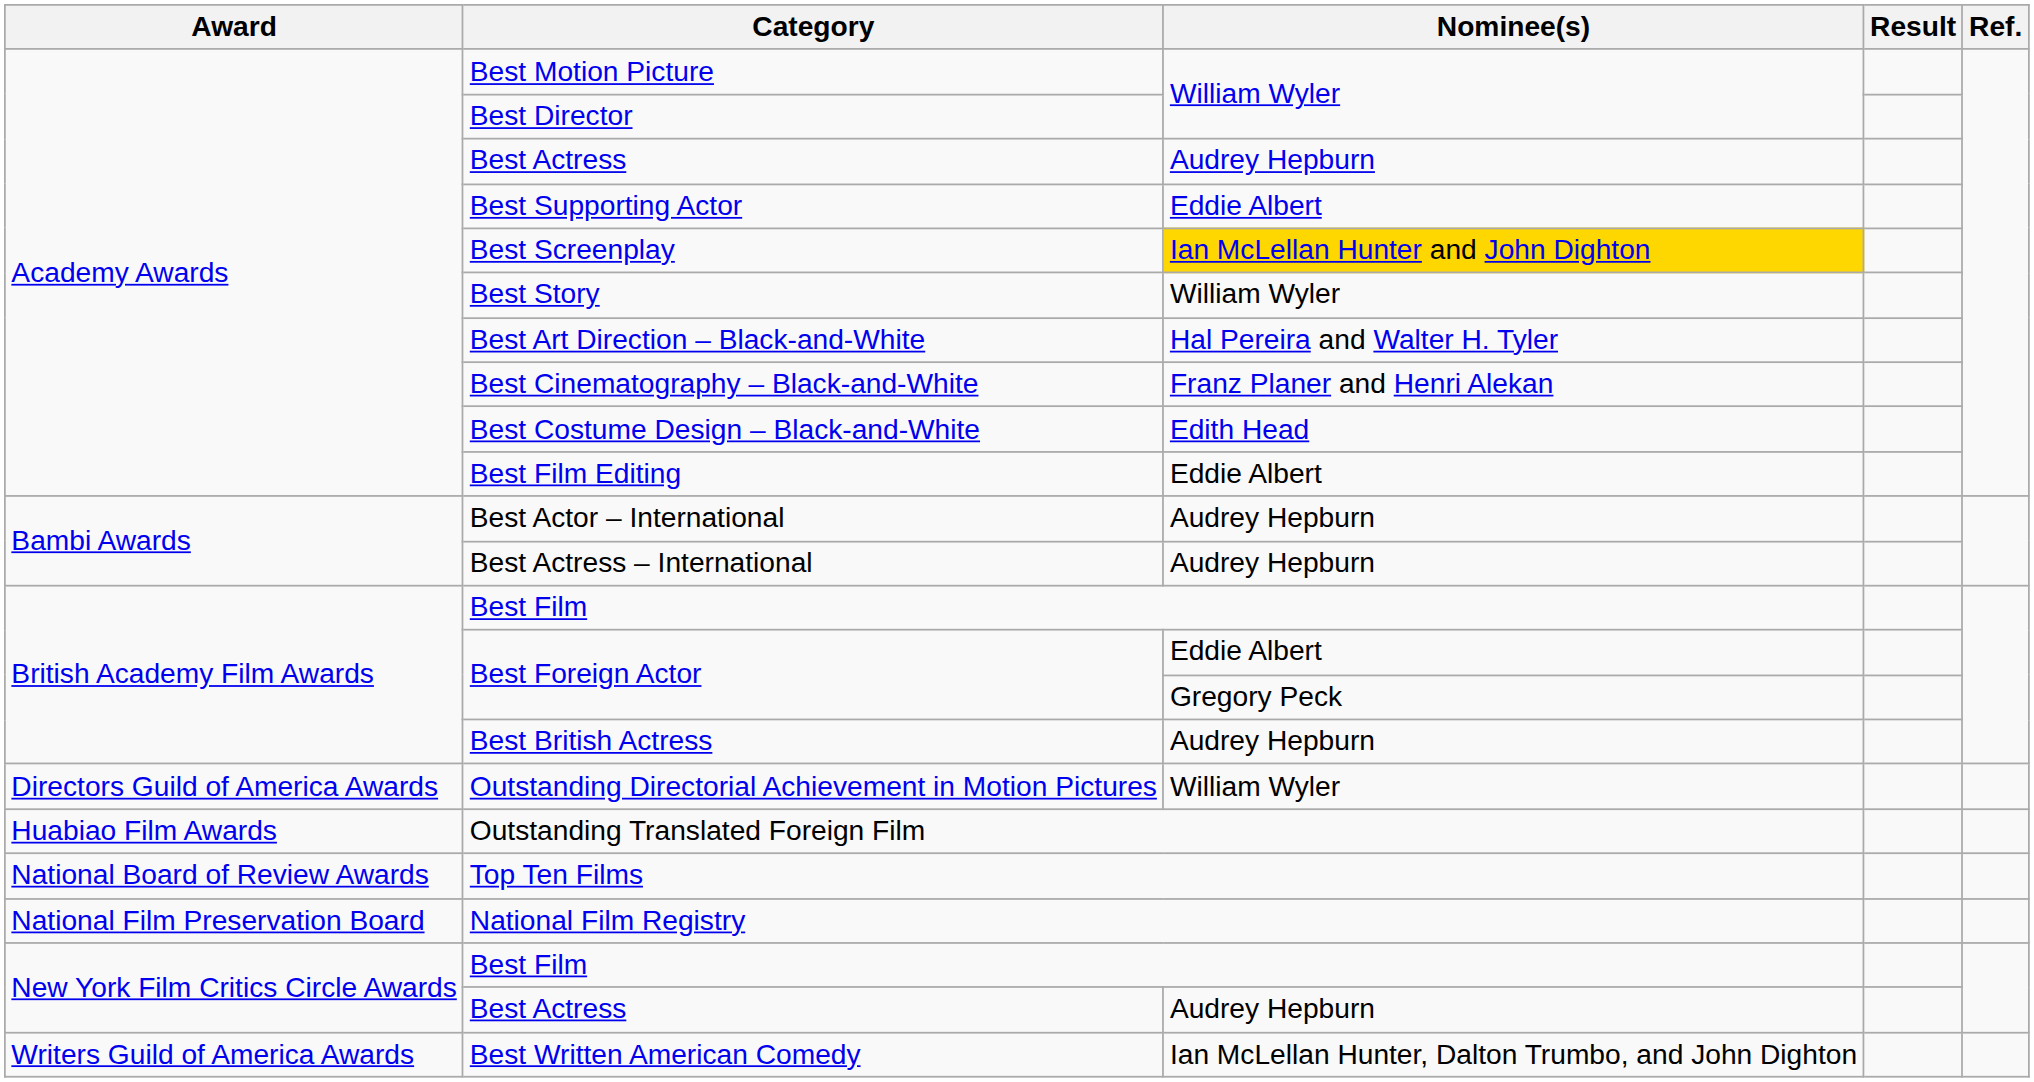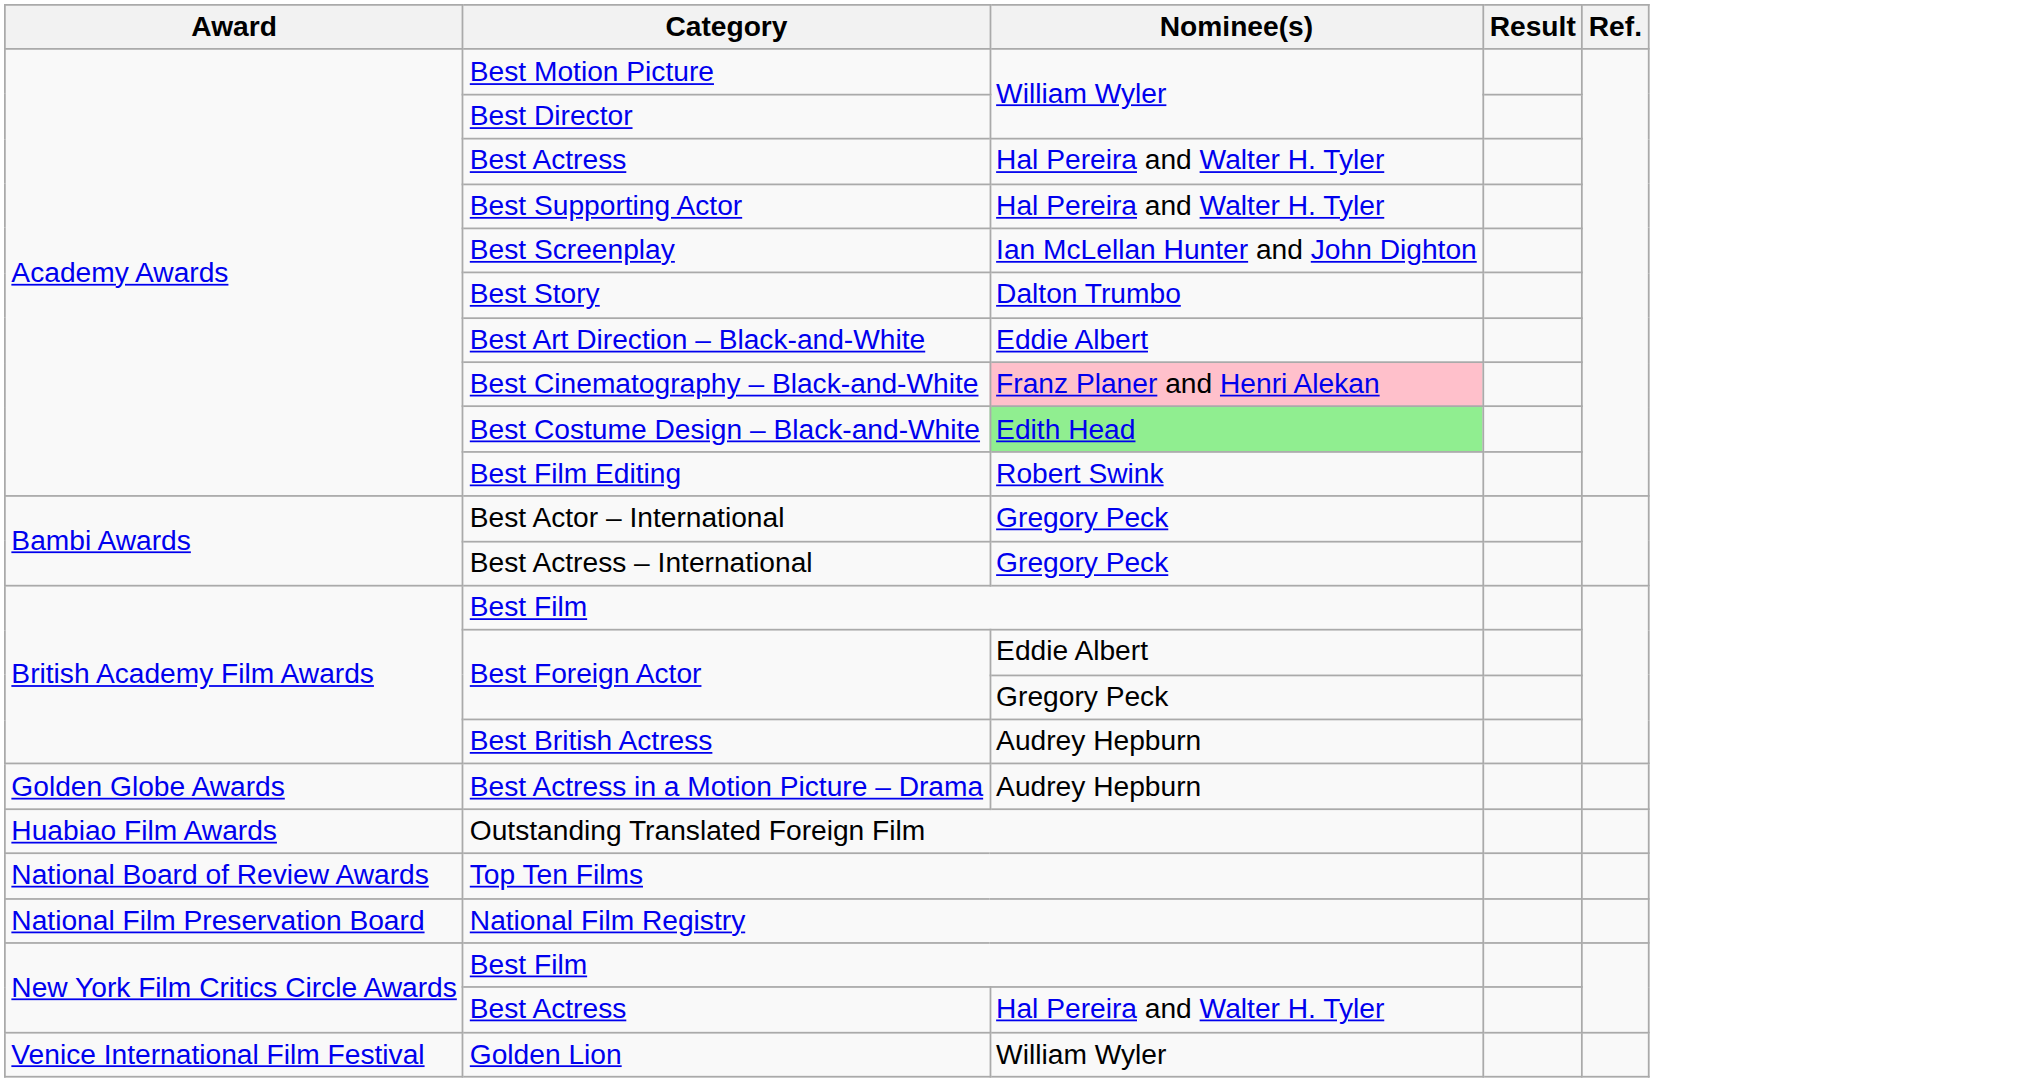(1272, 160) Audrey Hepburn -> (1190, 160) Hal Pereira and Walter H. Tyler
(1246, 205) Eddie Albert -> (1190, 205) Hal Pereira and Walter H. Tyler
(1410, 250) gold background -> (1236, 250) no background
(1255, 294) William Wyler -> (1088, 294) Dalton Trumbo
(1364, 339) Hal Pereira and Walter H. Tyler -> (1072, 339) Eddie Albert
(1362, 384) no background -> (1188, 384) pink background
(1240, 428) no background -> (1066, 428) lightgreen background
(1246, 473) Eddie Albert -> (1080, 473) Robert Swink
(1272, 518) Audrey Hepburn -> (1082, 518) Gregory Peck
(1272, 562) Audrey Hepburn -> (1082, 562) Gregory Peck
- row: (225, 786)
+ row: (148, 786)
(1272, 1009) Audrey Hepburn -> (1190, 1009) Hal Pereira and Walter H. Tyler
+ row: (218, 1054)
- row: (213, 1054)
